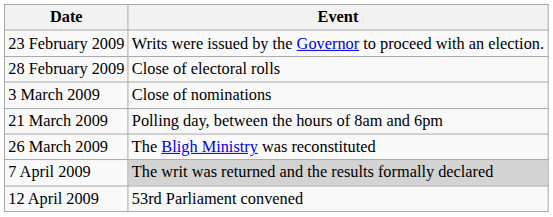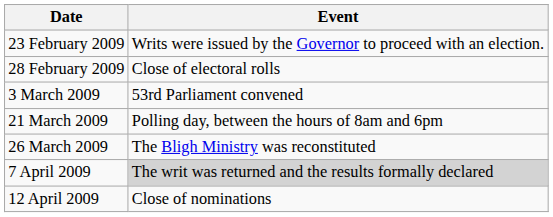(202, 95) Close of nominations -> (217, 95) 53rd Parliament convened
(217, 198) 53rd Parliament convened -> (202, 198) Close of nominations
